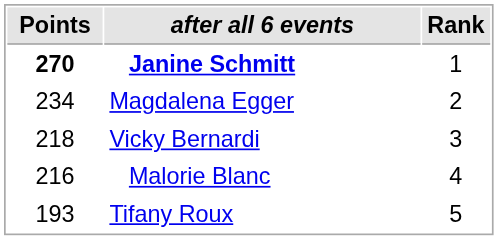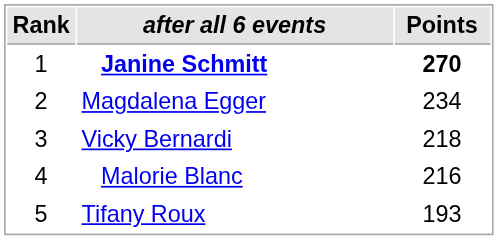columns swapped: (456, 25) <-> (55, 25)
